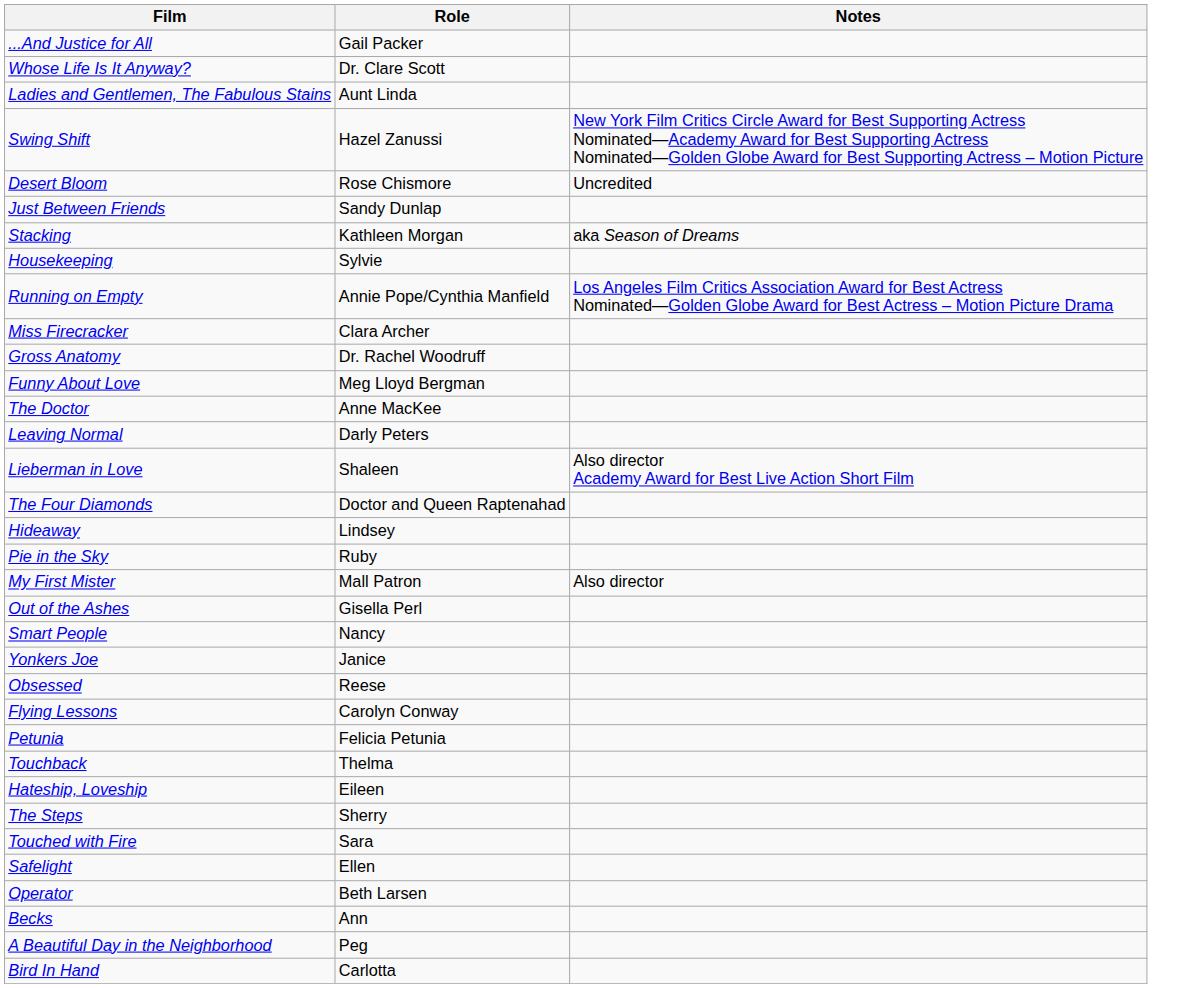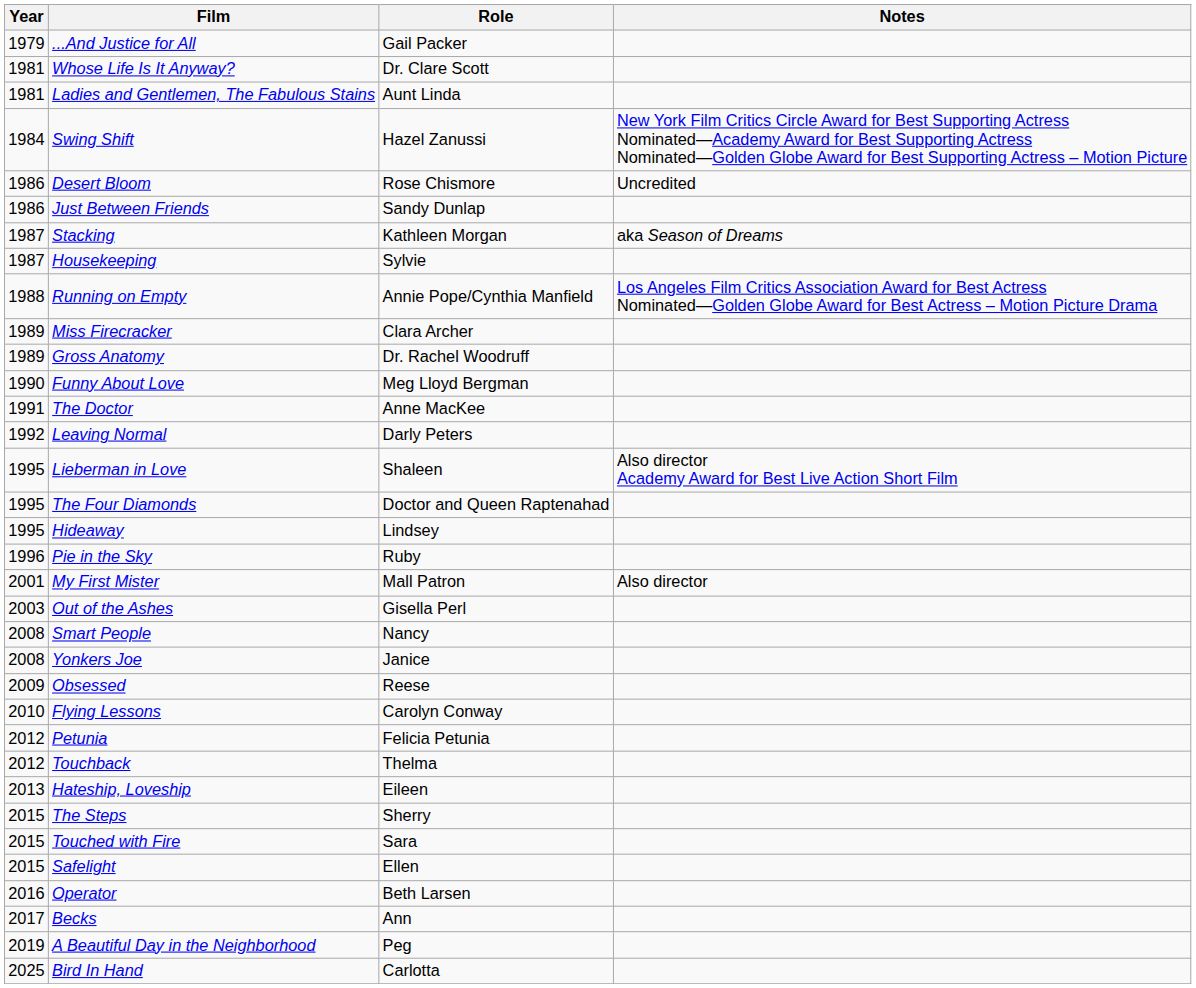+ column: (26, 17)
